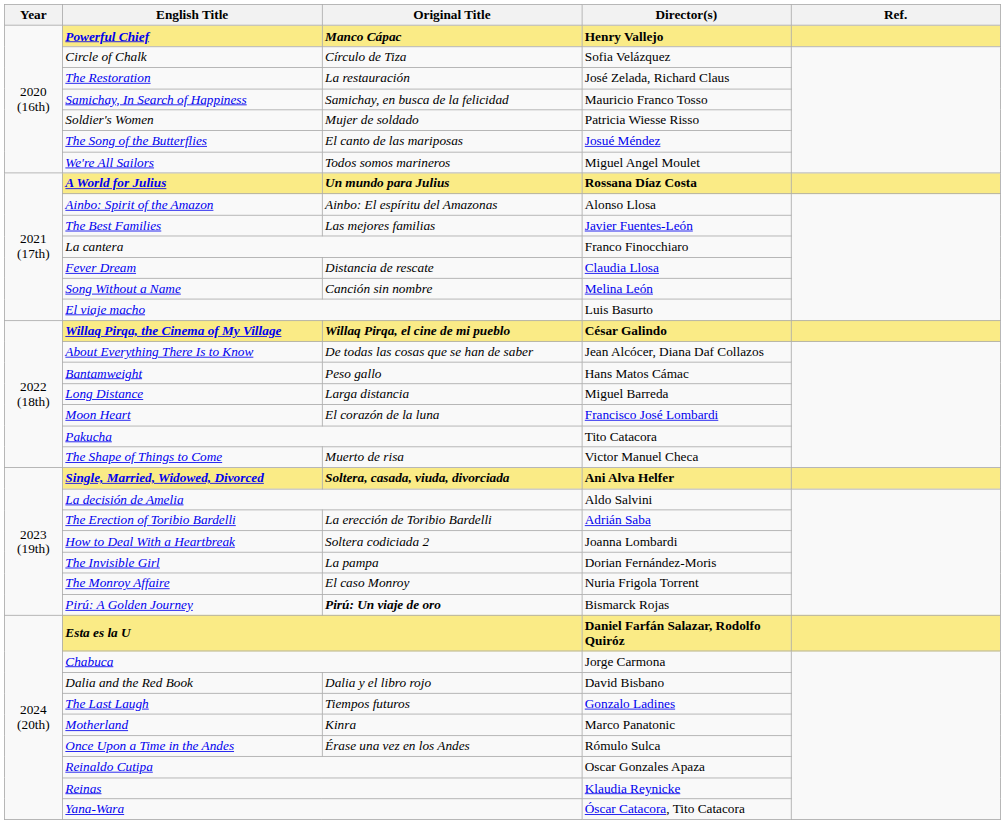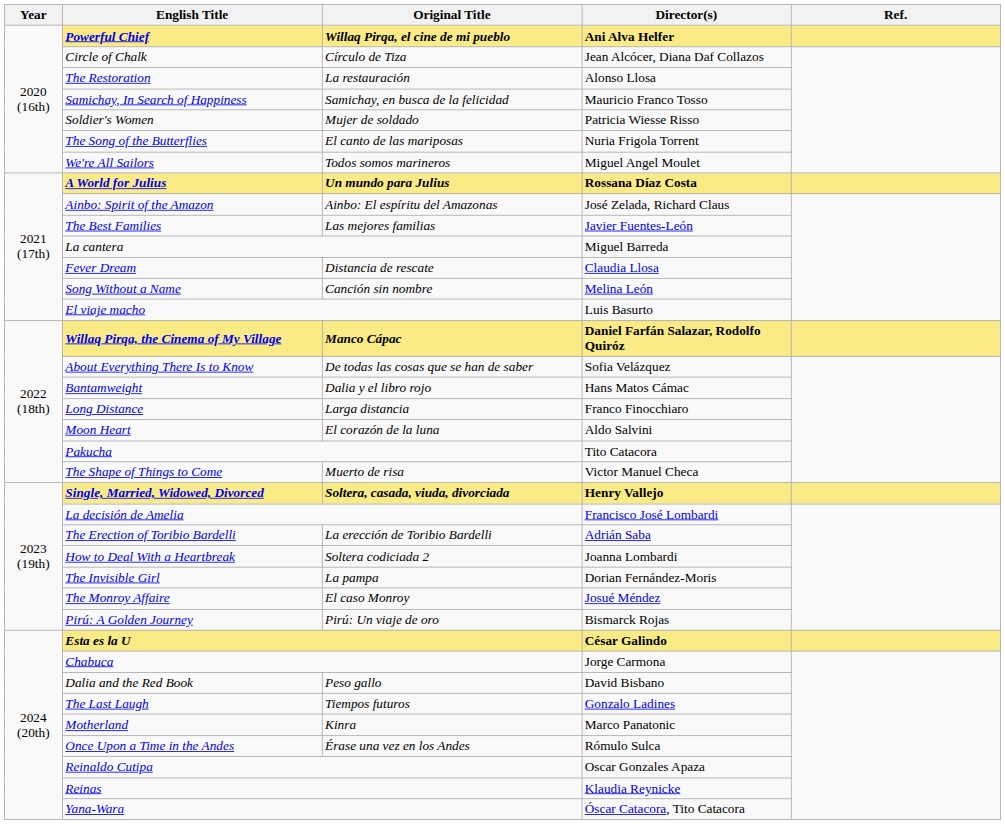(363, 36) Manco Cápac -> (418, 36) Willaq Pirqa, el cine de mi pueblo
(624, 36) Henry Vallejo -> (629, 36) Ani Alva Helfer
(628, 57) Sofia Velázquez -> (674, 57) Jean Alcócer, Diana Daf Collazos
(657, 78) José Zelada, Richard Claus -> (620, 78) Alonso Llosa
(623, 141) Josué Méndez -> (642, 141) Nuria Frigola Torrent
(620, 204) Alonso Llosa -> (657, 204) José Zelada, Richard Claus
(637, 246) Franco Finocchiaro -> (627, 246) Miguel Barreda
(418, 330) Willaq Pirqa, el cine de mi pueblo -> (363, 338) Manco Cápac
(626, 330) César Galindo -> (673, 338) Daniel Farfán Salazar, Rodolfo Quiróz
(674, 352) Jean Alcócer, Diana Daf Collazos -> (628, 366) Sofia Velázquez
(353, 373) Peso gallo -> (378, 388) Dalia y el libro rojo
(627, 394) Miguel Barreda -> (637, 409) Franco Finocchiaro
(652, 415) Francisco José Lombardi -> (619, 430) Aldo Salvini
(629, 478) Ani Alva Helfer -> (624, 493) Henry Vallejo
(619, 499) Aldo Salvini -> (652, 514) Francisco José Lombardi
(642, 583) Nuria Frigola Torrent -> (623, 598) Josué Méndez
(383, 604) bold -> (382, 619) normal
(673, 633) Daniel Farfán Salazar, Rodolfo Quiróz -> (626, 640) César Galindo
(378, 682) Dalia y el libro rojo -> (353, 682) Peso gallo
